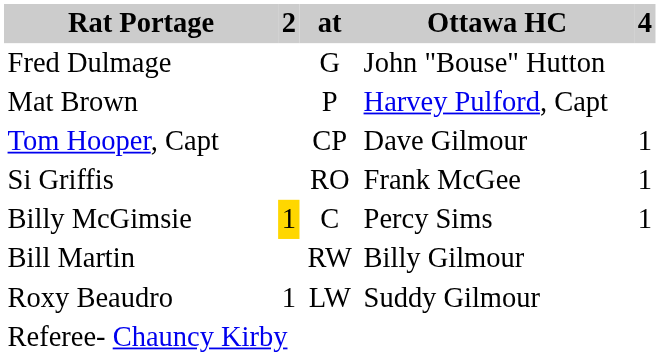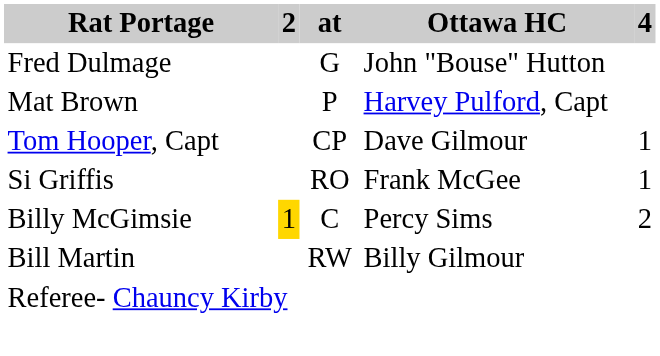(645, 218) 1 -> (645, 218) 2
- row: (90, 297)
